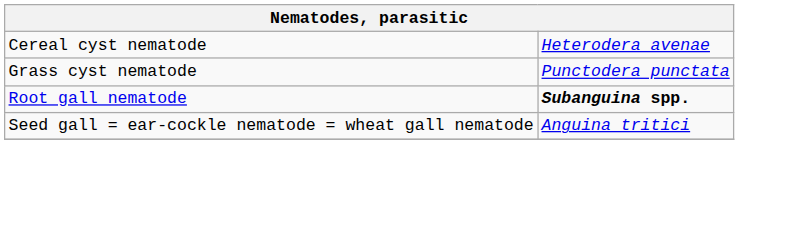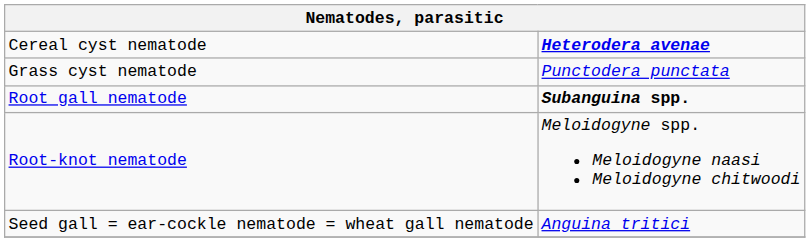(626, 45) normal -> (626, 45) bold
+ row: (98, 161)
